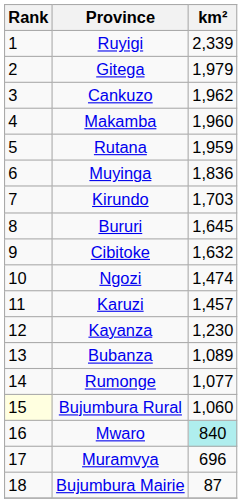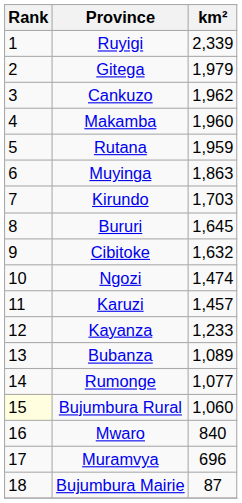(213, 174) 1,836 -> (213, 174) 1,863
(213, 330) 1,230 -> (213, 330) 1,233
(213, 434) paleturquoise background -> (213, 434) no background
